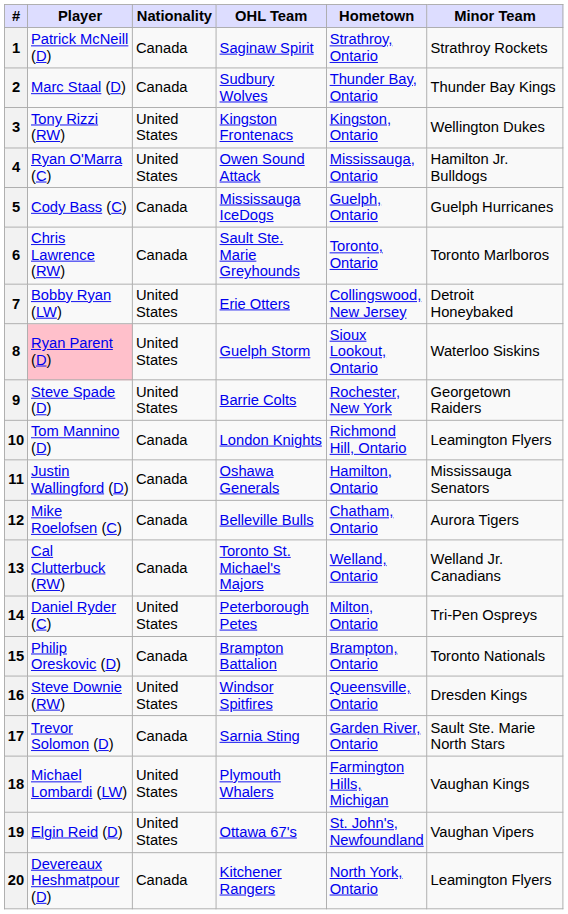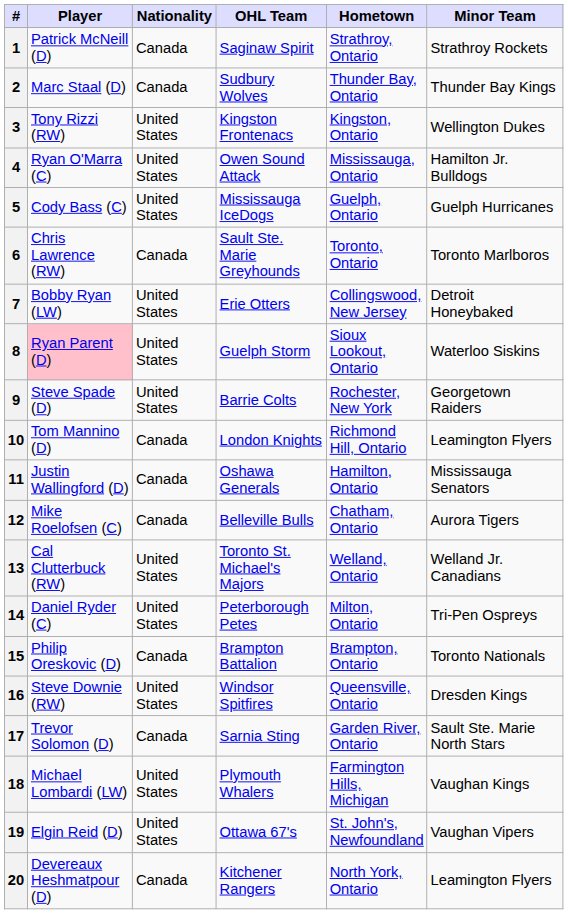(162, 207) Canada -> (157, 207) United States
(162, 568) Canada -> (157, 568) United States
